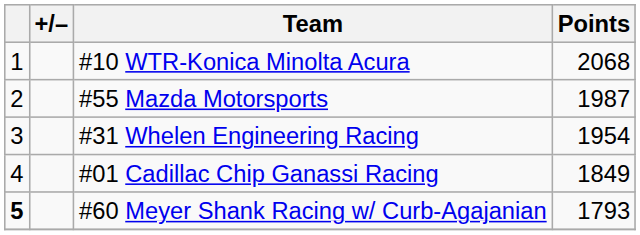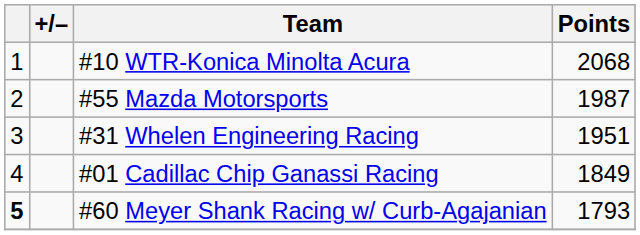(604, 136) 1954 -> (604, 136) 1951
